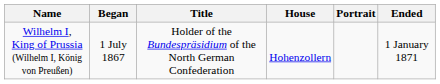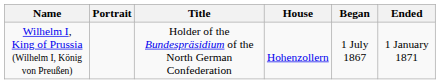columns swapped: (356, 13) <-> (113, 13)
